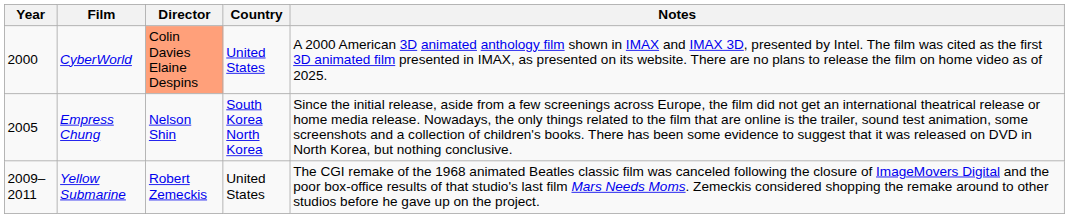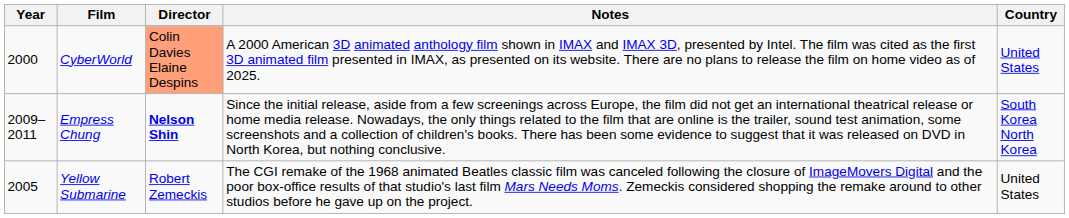columns swapped: (257, 15) <-> (677, 15)
(23, 127) 2005 -> (26, 127) 2009–2011
(170, 127) normal -> (172, 127) bold
(26, 187) 2009–2011 -> (23, 187) 2005
